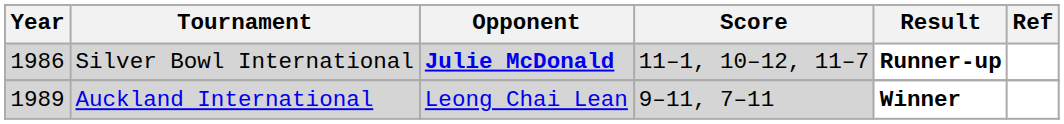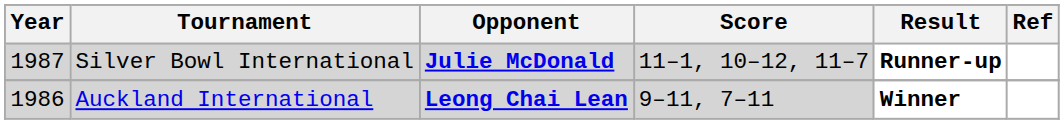(38, 62) 1986 -> (38, 62) 1987
(38, 99) 1989 -> (38, 99) 1986
(526, 99) normal -> (526, 99) bold
